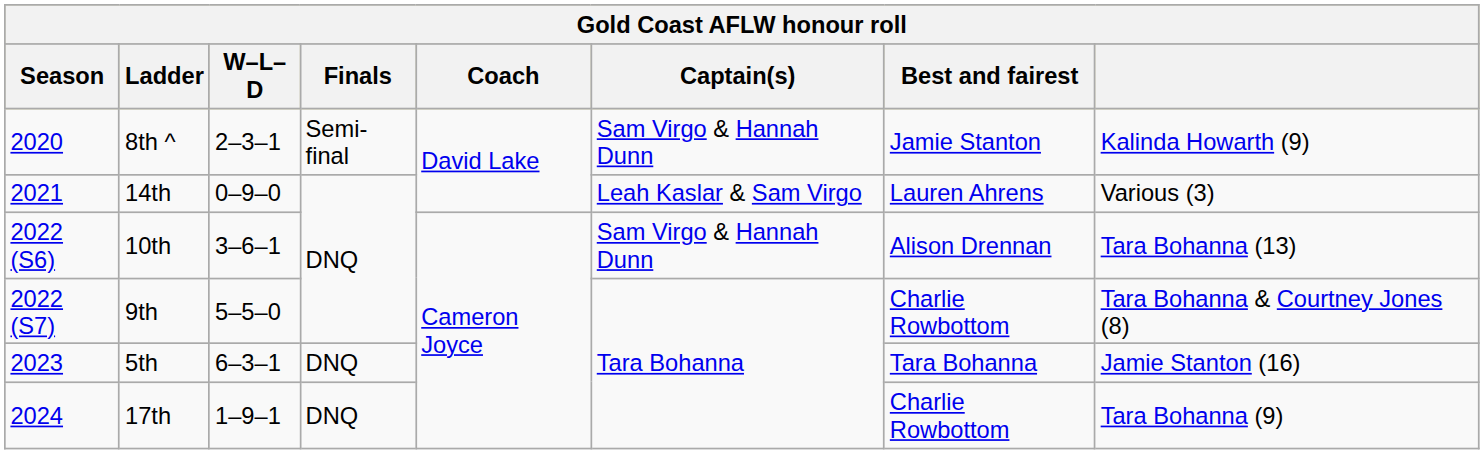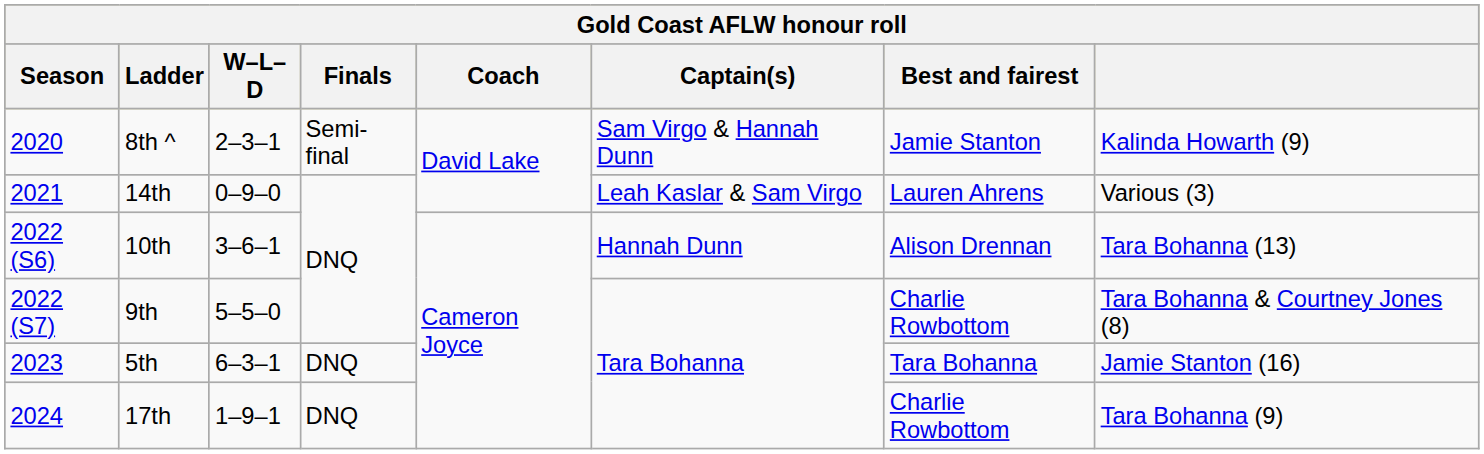(708, 245) Sam Virgo & Hannah Dunn -> (670, 245) Hannah Dunn
